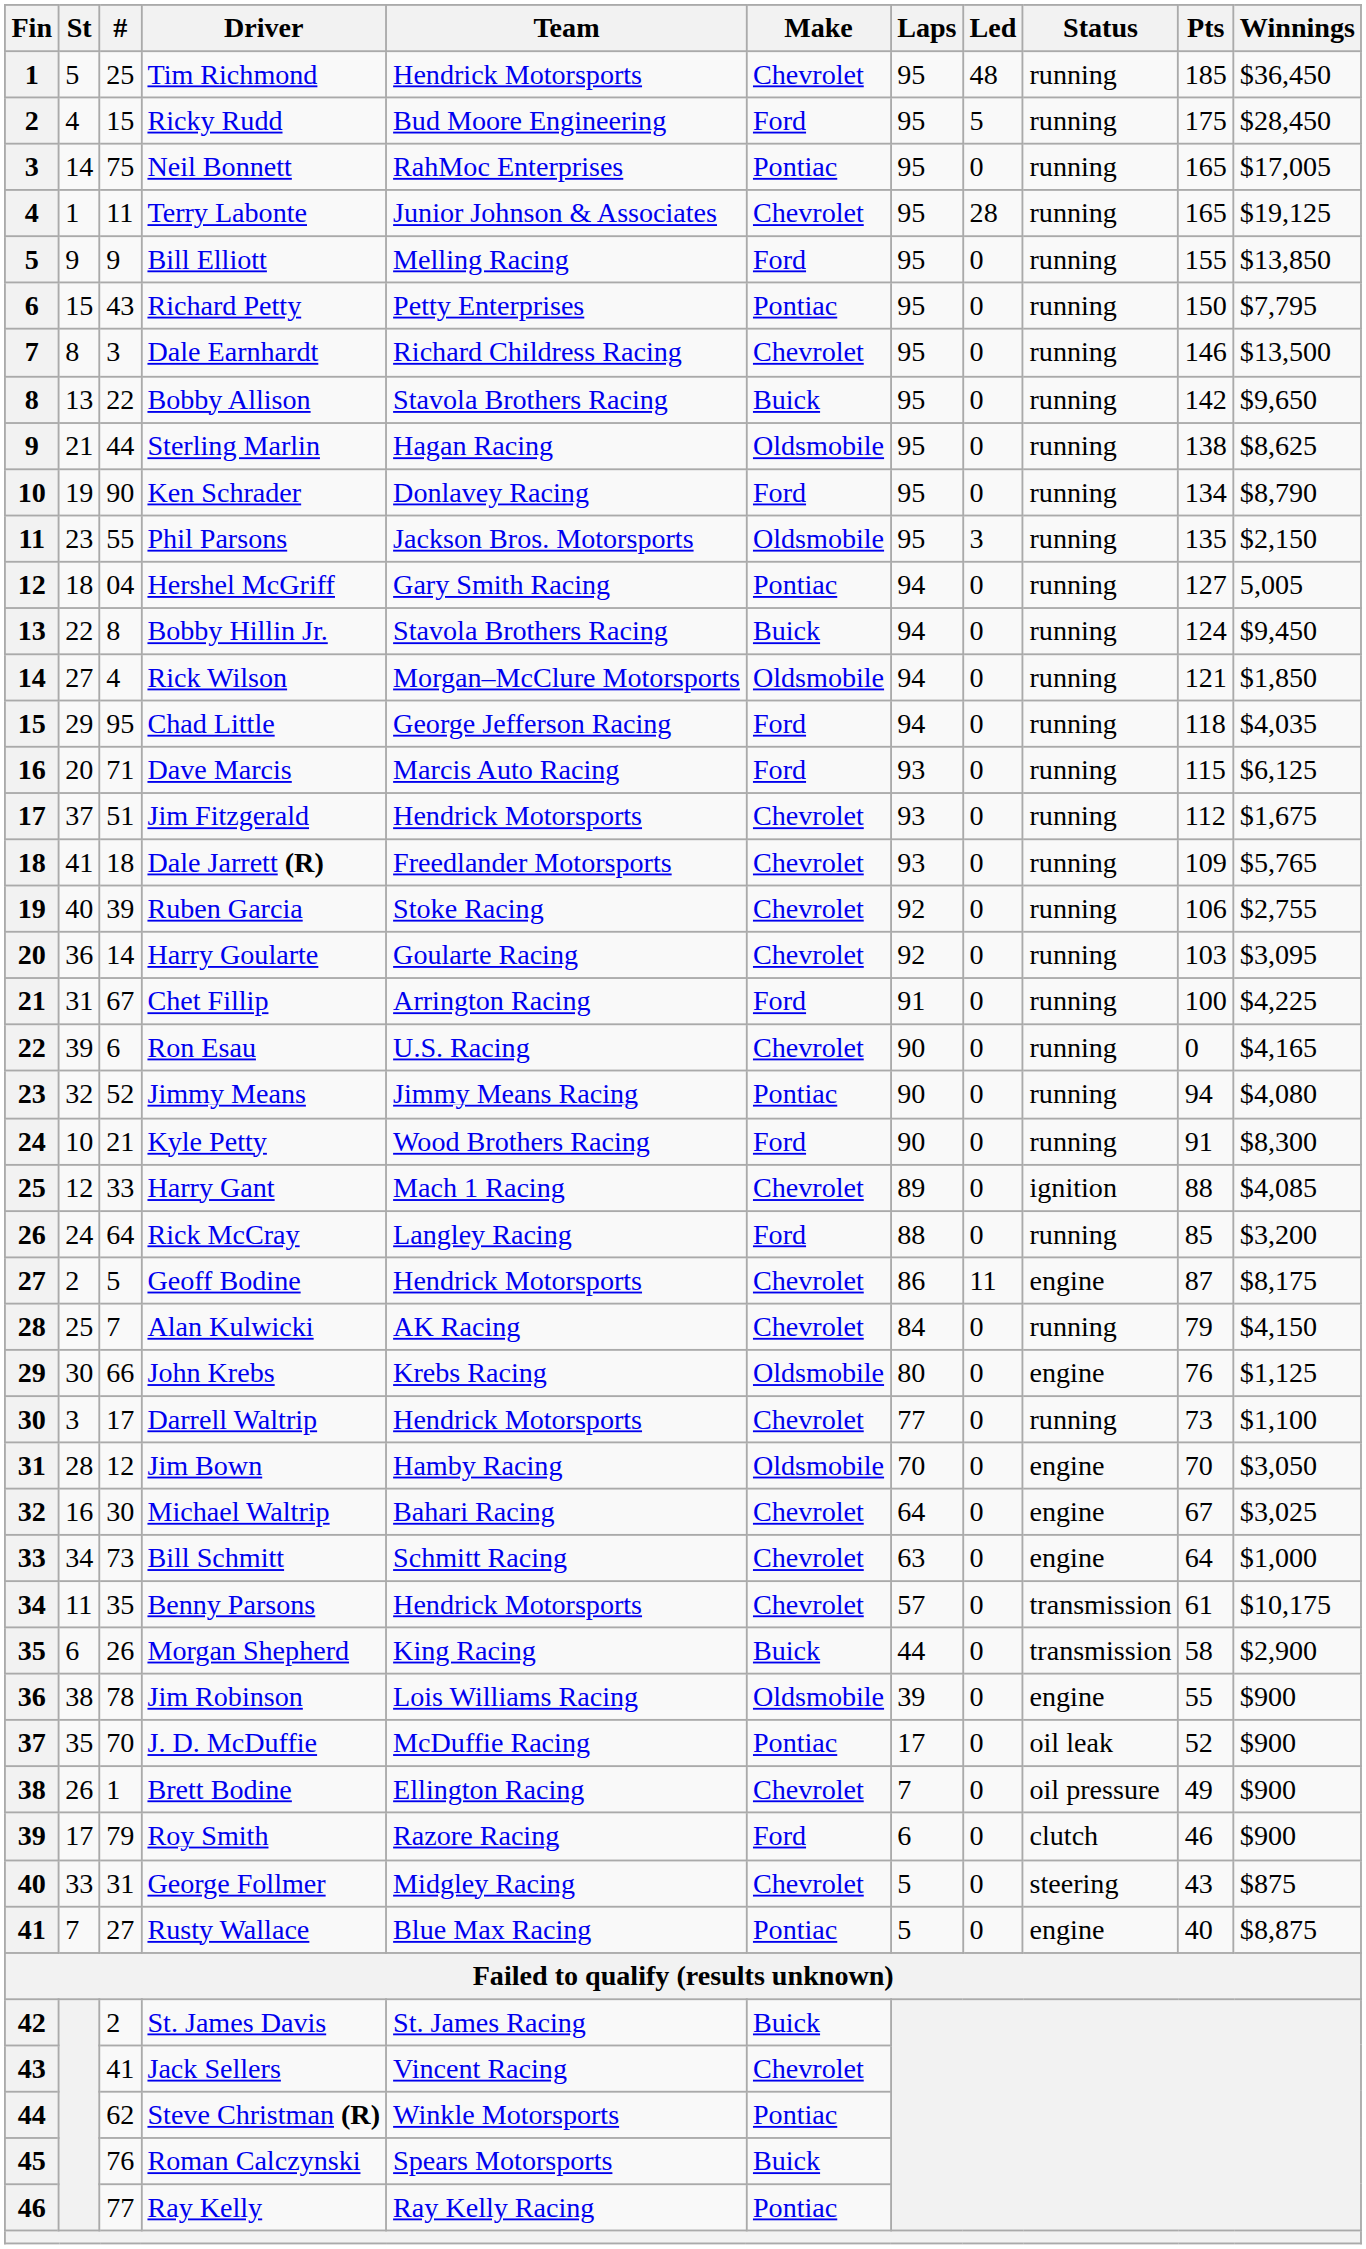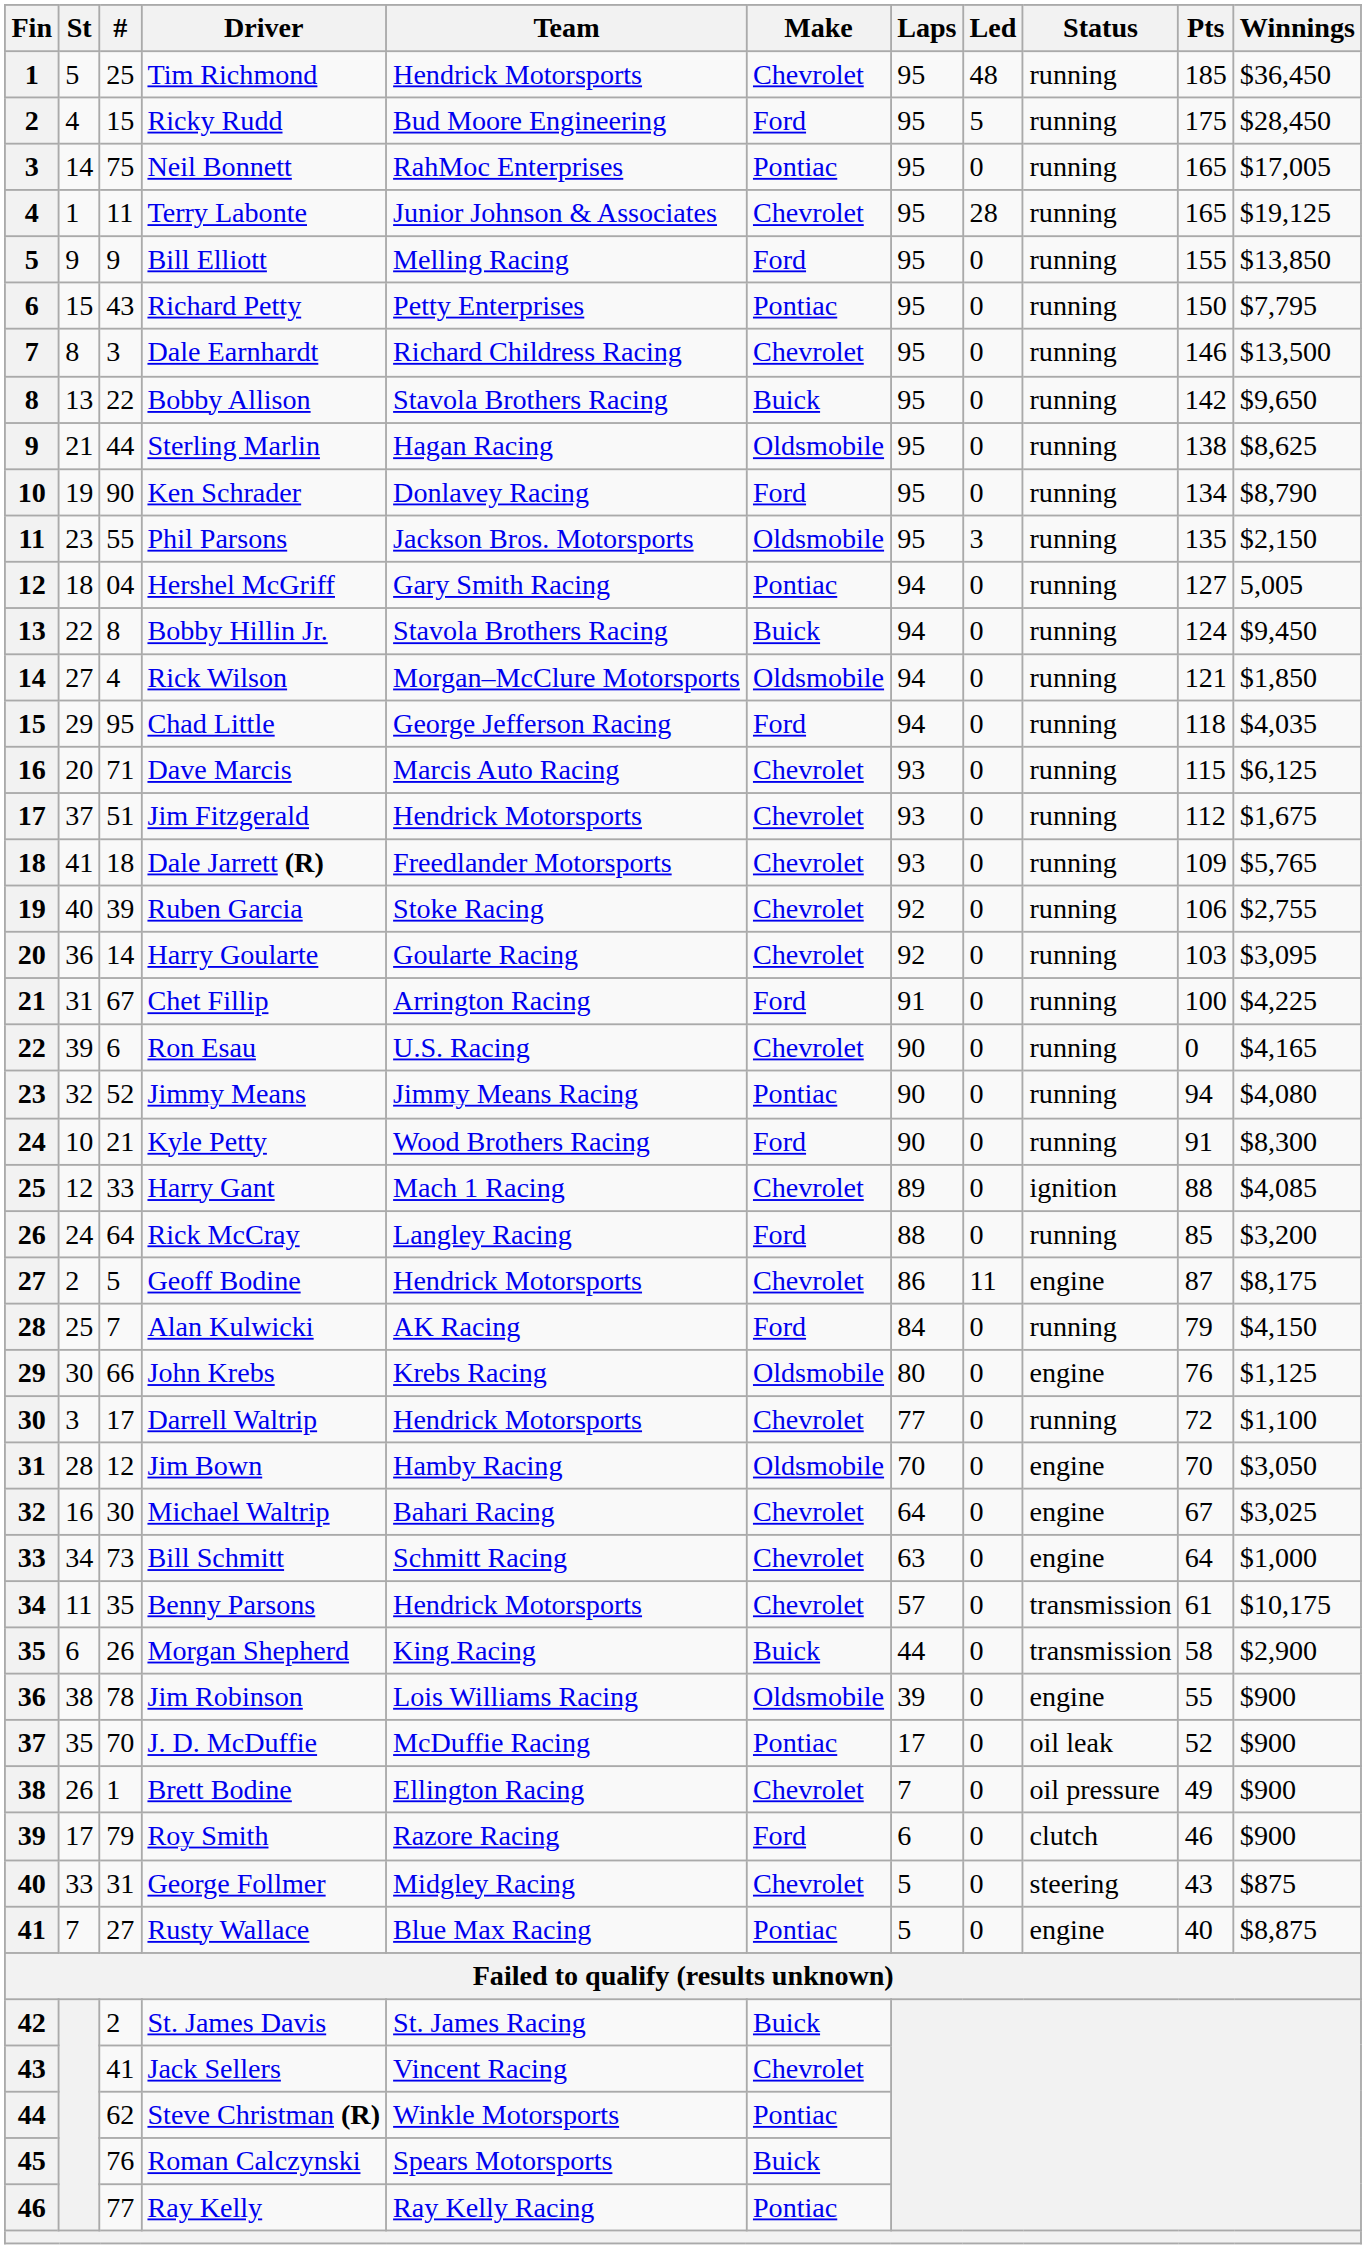(780, 769) Ford -> (808, 769) Chevrolet
(808, 1326) Chevrolet -> (780, 1326) Ford
(1199, 1418) 73 -> (1199, 1418) 72
